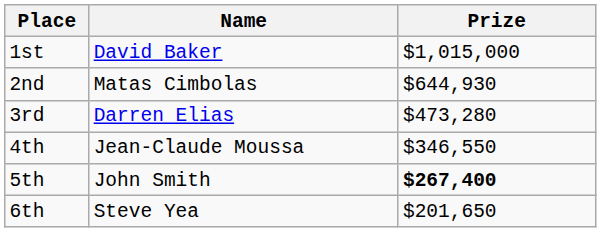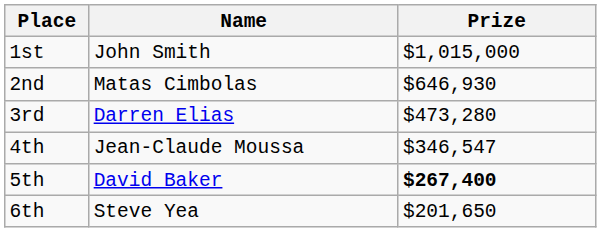(158, 52) David Baker -> (152, 52) John Smith
(450, 84) $644,930 -> (450, 84) $646,930
(450, 148) $346,550 -> (450, 148) $346,547
(152, 180) John Smith -> (158, 180) David Baker
